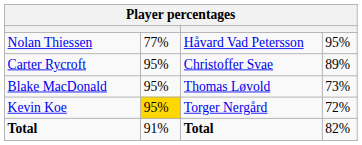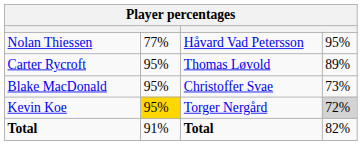(228, 64) Christoffer Svae -> (227, 64) Thomas Løvold
(227, 86) Thomas Løvold -> (228, 86) Christoffer Svae
(338, 107) no background -> (338, 107) lightgrey background
